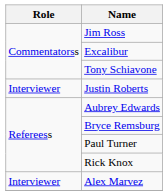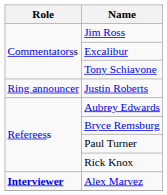(34, 88) Interviewer -> (43, 88) Ring announcer
(34, 181) normal -> (36, 181) bold
